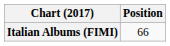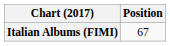(143, 31) 66 -> (143, 31) 67
